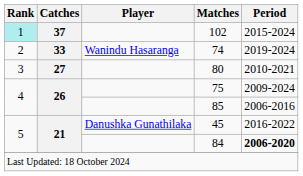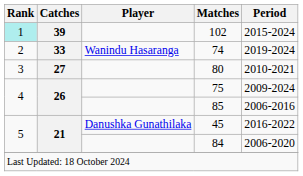(60, 32) 37 -> (60, 32) 39
(270, 143) bold -> (270, 143) normal
